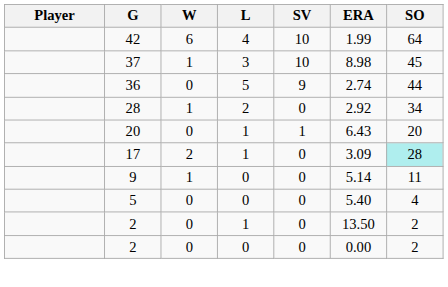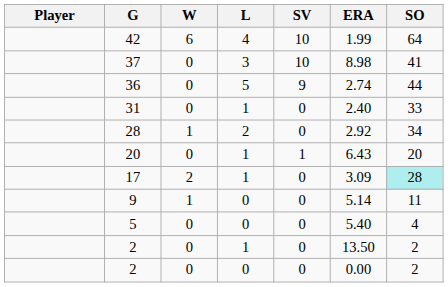(189, 62) 1 -> (189, 62) 0
(415, 62) 45 -> (415, 62) 41
+ row: (133, 108)
